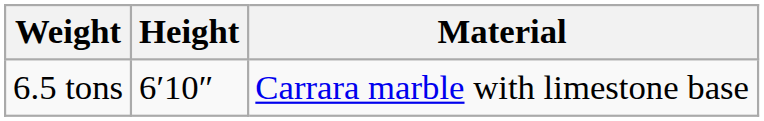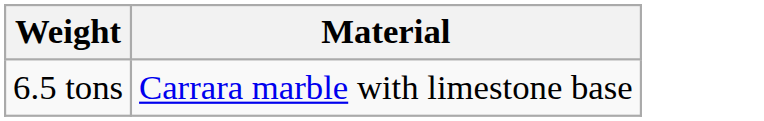- column: (189, 32)
